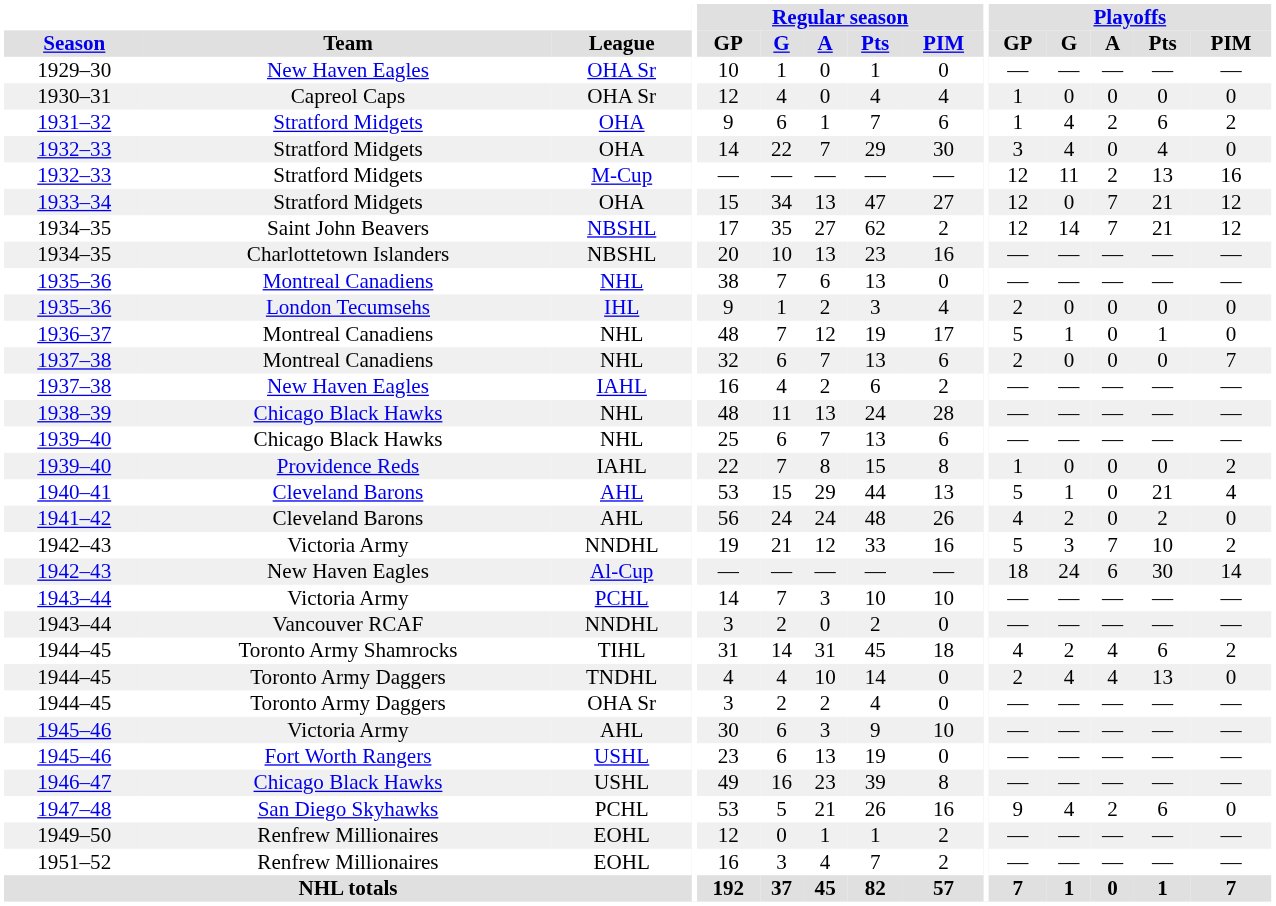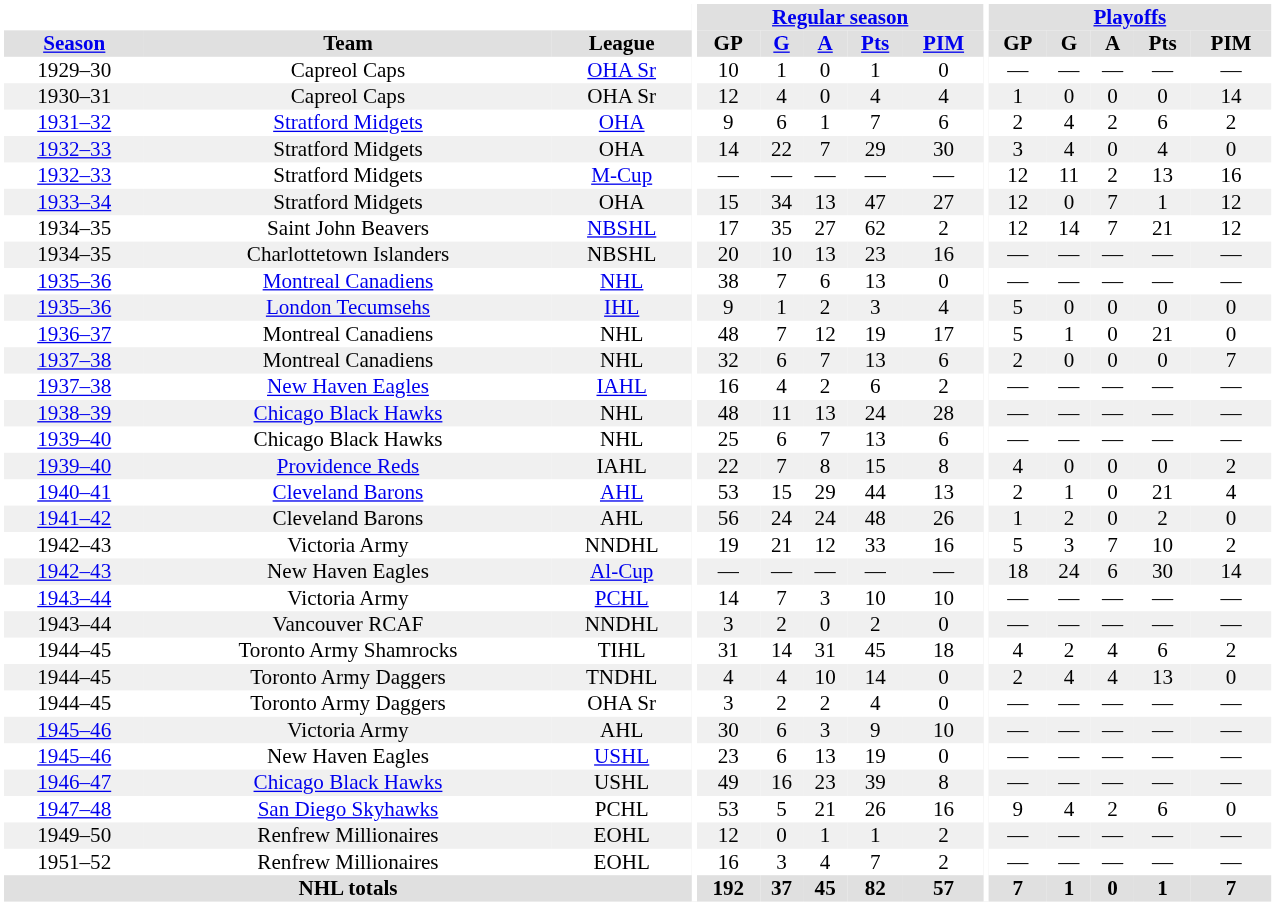(348, 69) New Haven Eagles -> (348, 69) Capreol Caps
(1231, 96) 0 -> (1231, 96) 14
(1018, 122) 1 -> (1018, 122) 2
(1163, 201) 21 -> (1163, 201) 1
(1018, 307) 2 -> (1018, 307) 5
(1163, 333) 1 -> (1163, 333) 21
(1018, 465) 1 -> (1018, 465) 4
(1018, 492) 5 -> (1018, 492) 2
(1018, 518) 4 -> (1018, 518) 1
(348, 756) Fort Worth Rangers -> (348, 756) New Haven Eagles
